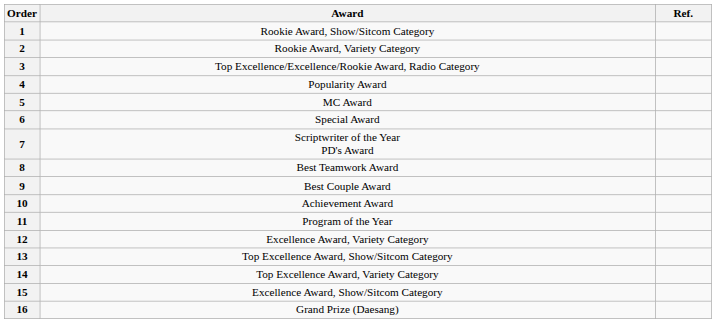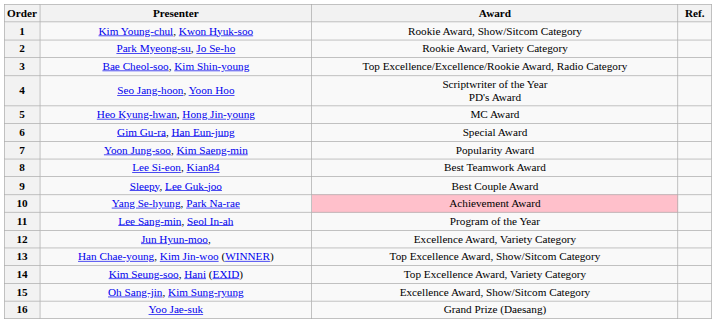+ column: (176, 13)
(347, 84) Popularity Award -> (495, 90) Scriptwriter of the Year PD's Award
(347, 144) Scriptwriter of the Year PD's Award -> (495, 150) Popularity Award
(347, 203) no background -> (495, 203) pink background
